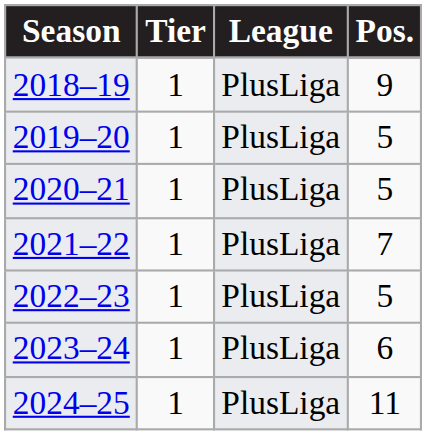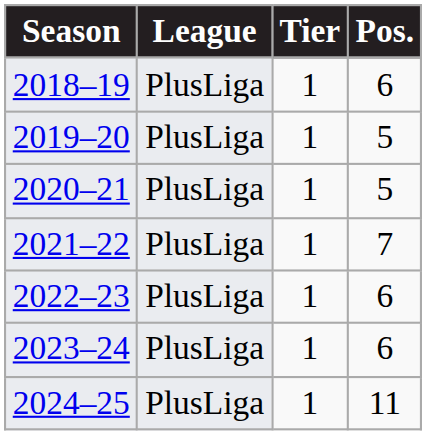columns swapped: (176, 31) <-> (281, 31)
(385, 84) 9 -> (385, 84) 6
(385, 296) 5 -> (385, 296) 6
